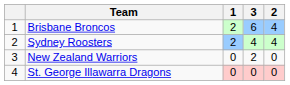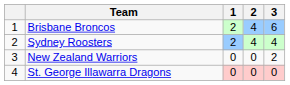columns swapped: (274, 12) <-> (254, 12)
